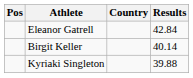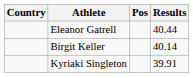columns swapped: (15, 13) <-> (129, 13)
(165, 30) 42.84 -> (165, 30) 40.44
(165, 64) 39.88 -> (165, 64) 39.91
